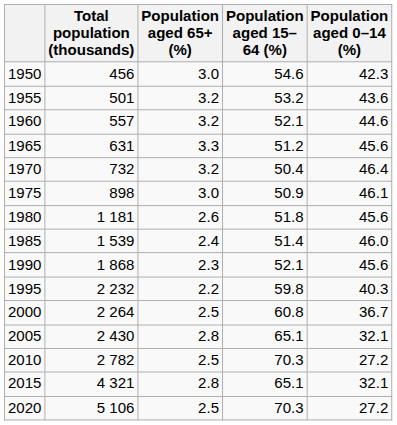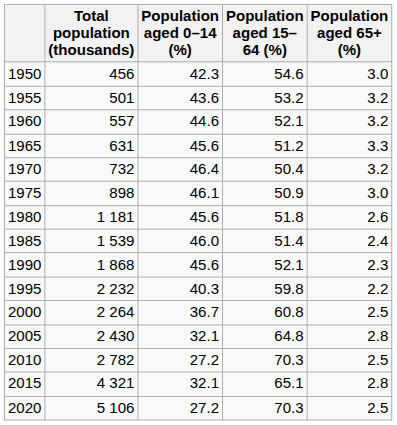columns swapped: (349, 33) <-> (180, 33)
(289, 336) 65.1 -> (289, 336) 64.8
